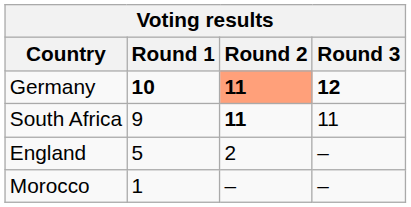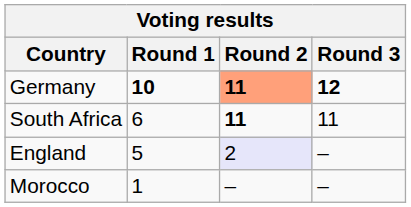(137, 119) 9 -> (137, 119) 6
(230, 152) no background -> (230, 152) lavender background
